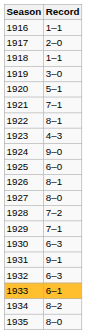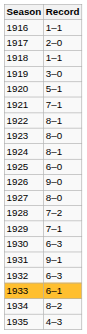(54, 136) 4–3 -> (54, 136) 8–0
(54, 151) 9–0 -> (54, 151) 8–1
(54, 182) 8–1 -> (54, 182) 9–0
(54, 321) 8–0 -> (54, 321) 4–3
